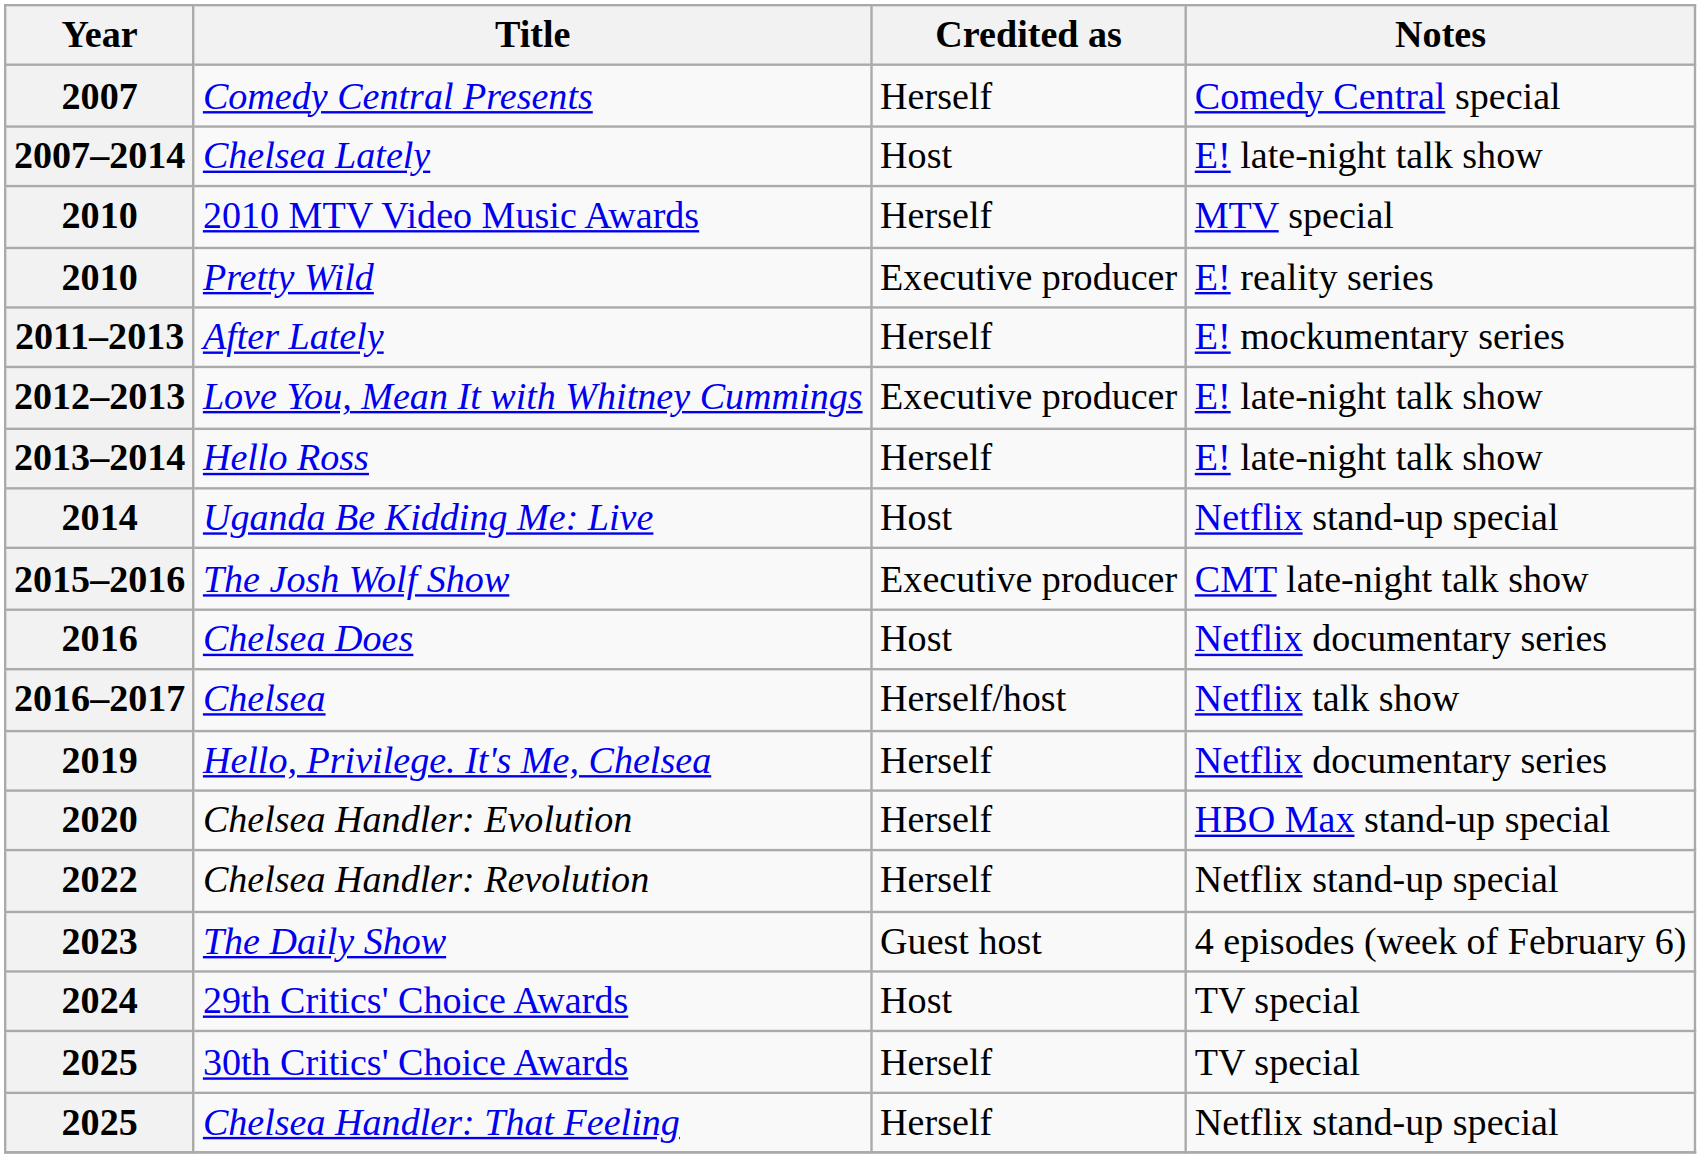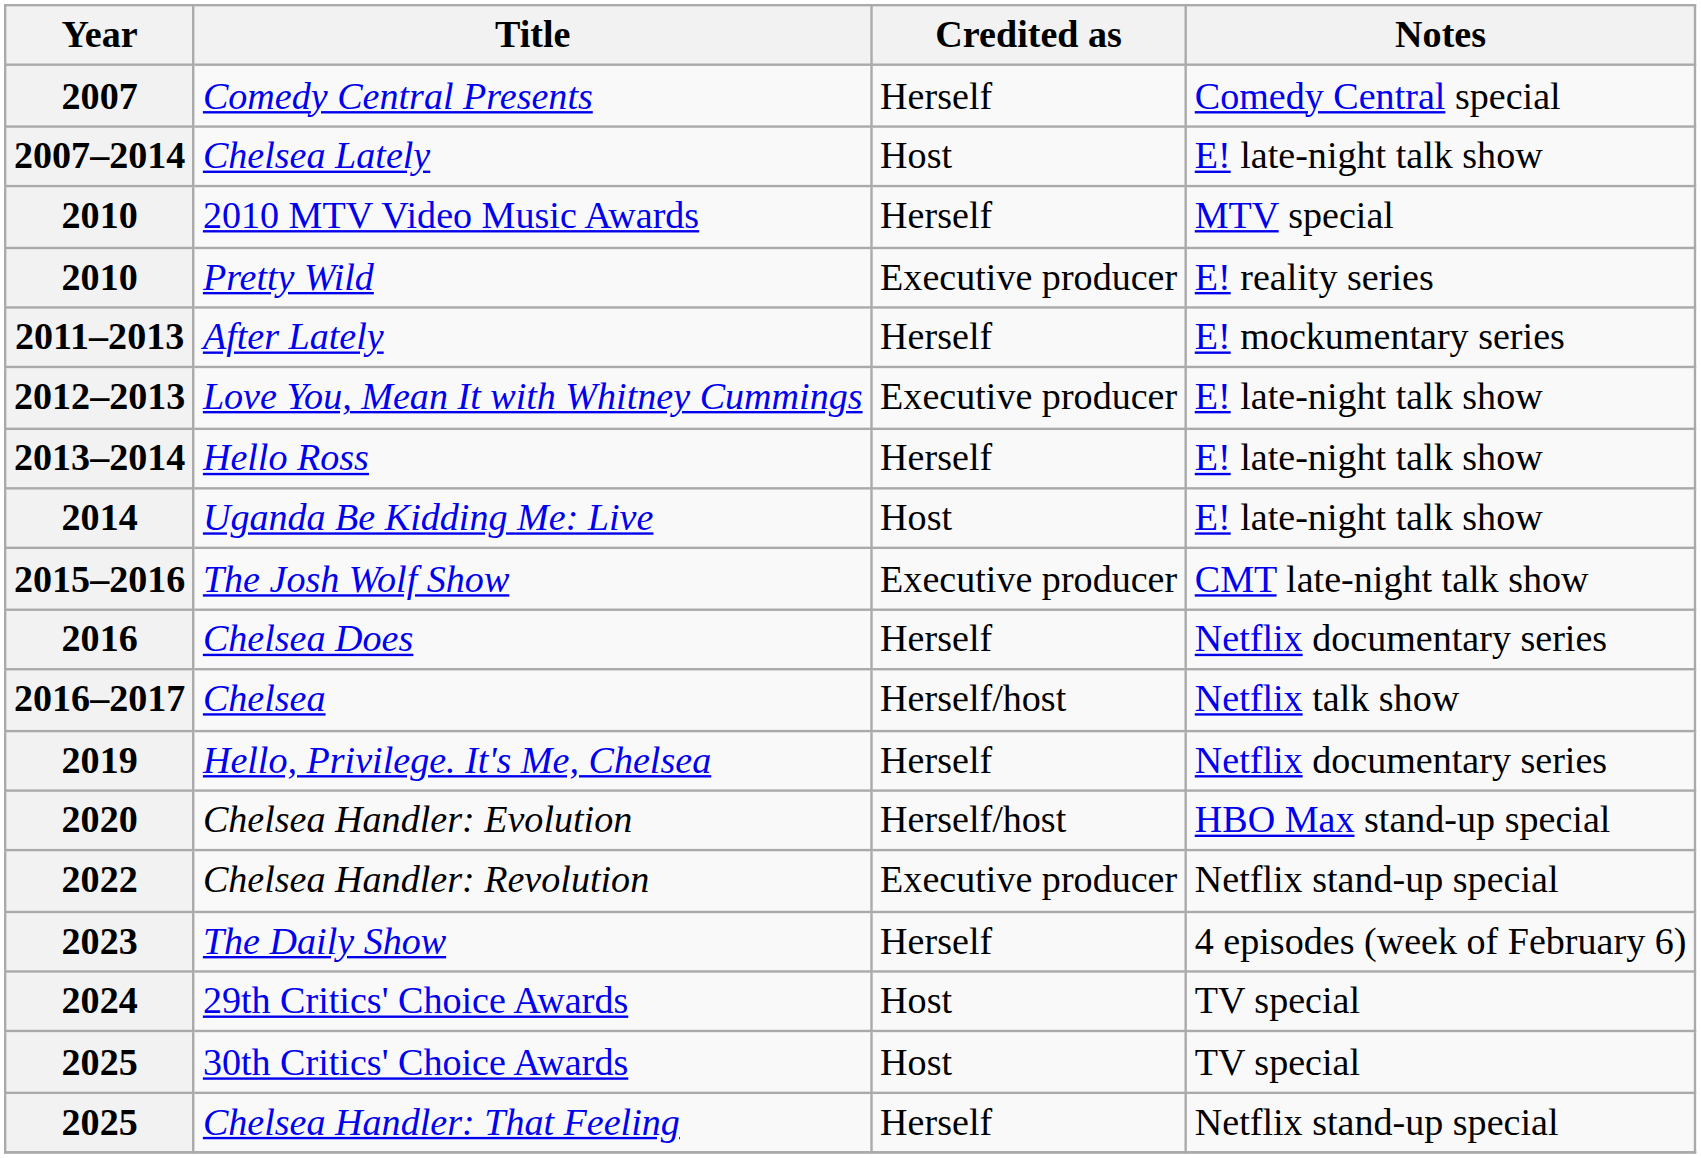(1377, 517) Netflix stand-up special -> (1369, 517) E! late-night talk show
(916, 638) Host -> (936, 638) Herself
(936, 819) Herself -> (973, 819) Herself/host
(936, 880) Herself -> (1029, 880) Executive producer
(961, 940) Guest host -> (936, 940) Herself
(936, 1061) Herself -> (916, 1061) Host
